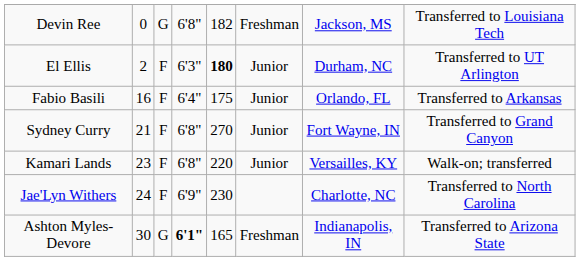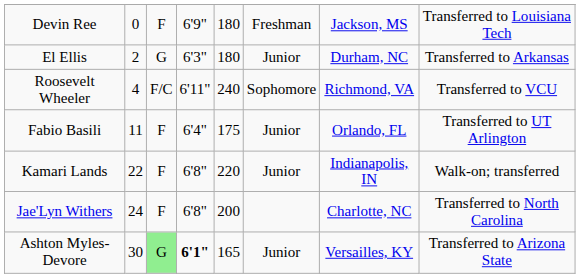(163, 24) G -> (161, 24) F
(189, 24) 6'8" -> (195, 24) 6'9"
(221, 24) 182 -> (229, 24) 180
(163, 65) F -> (161, 57) G
(221, 65) bold -> (229, 57) normal
(490, 65) Transferred to UT Arlington -> (497, 57) Transferred to Arkansas
+ row: (65, 89)
(143, 97) 16 -> (136, 130) 11
(490, 97) Transferred to Arkansas -> (497, 130) Transferred to UT Arlington
- row: (68, 130)
(143, 162) 23 -> (136, 171) 22
(353, 162) Versailles, KY -> (369, 171) Indianapolis, IN
(189, 194) 6'9" -> (195, 211) 6'8"
(221, 194) 230 -> (229, 211) 200
(163, 235) no background -> (161, 252) lightgreen background
(269, 235) Freshman -> (282, 252) Junior
(353, 235) Indianapolis, IN -> (369, 252) Versailles, KY
